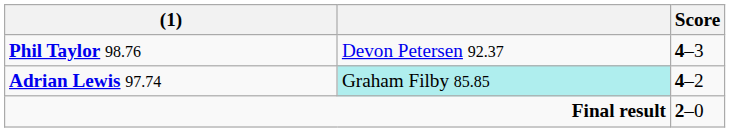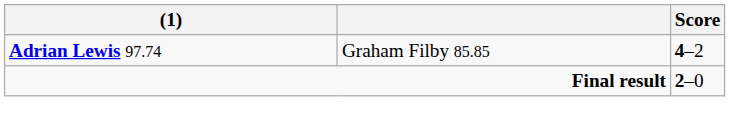- row: (75, 50)
(416, 80) paleturquoise background -> (416, 50) no background
